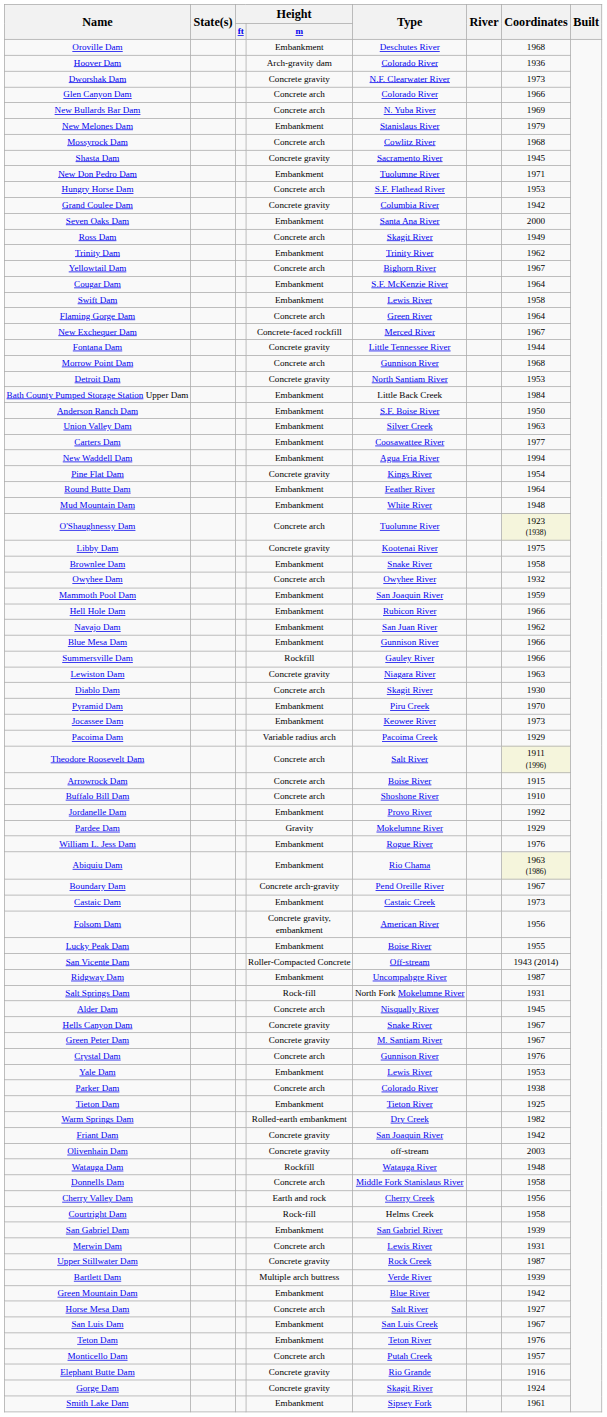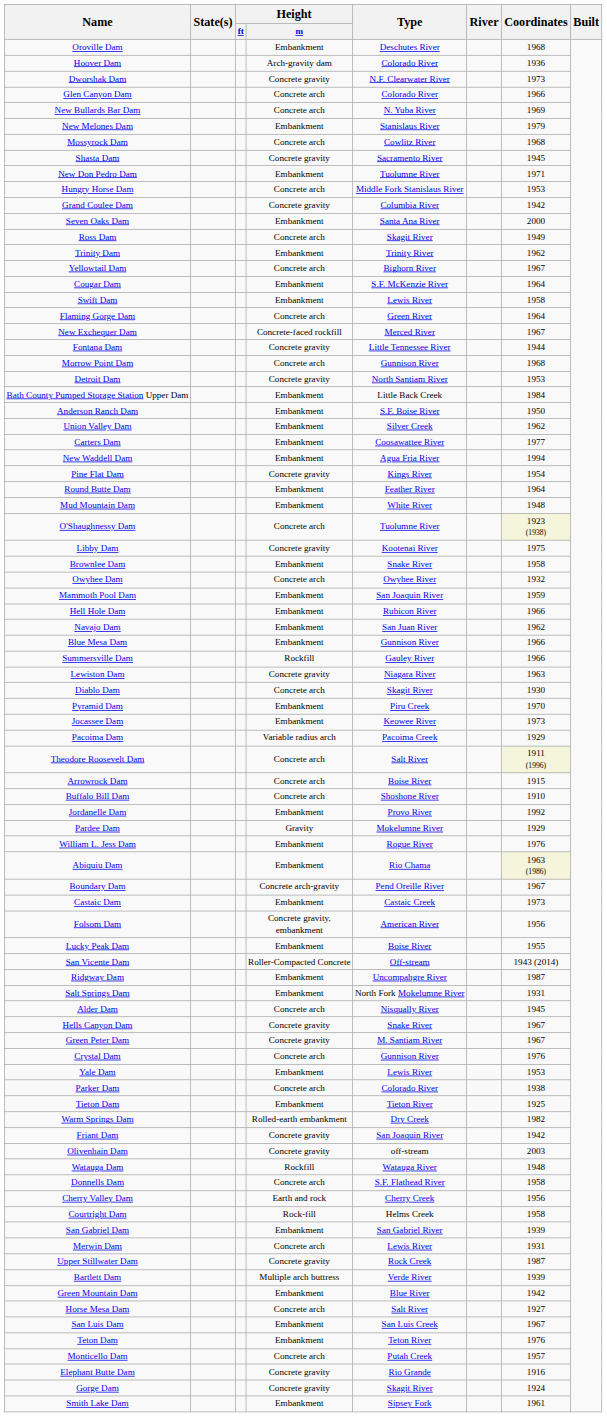(410, 189) S.F. Flathead River -> (410, 189) Middle Fork Stanislaus River
(536, 426) 1963 -> (536, 426) 1962
(299, 993) Rock-fill -> (299, 993) Embankment
(410, 1182) Middle Fork Stanislaus River -> (410, 1182) S.F. Flathead River
